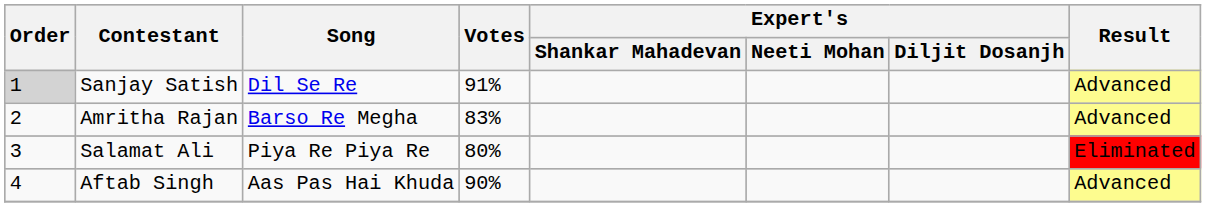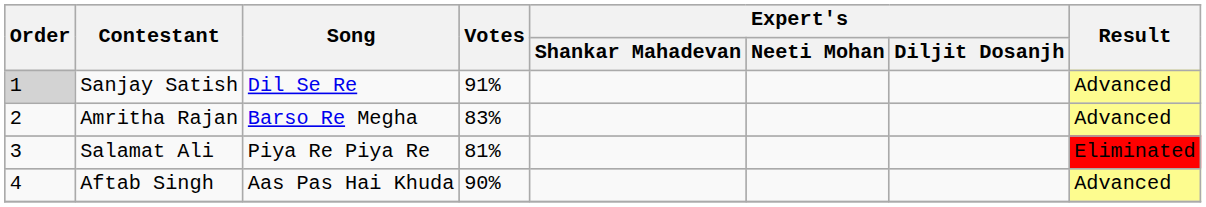(482, 152) 80% -> (482, 152) 81%
